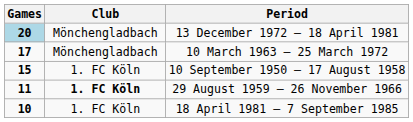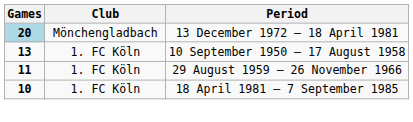- row: (287, 52)
(25, 70) 15 -> (25, 52) 13
(105, 89) bold -> (105, 70) normal
